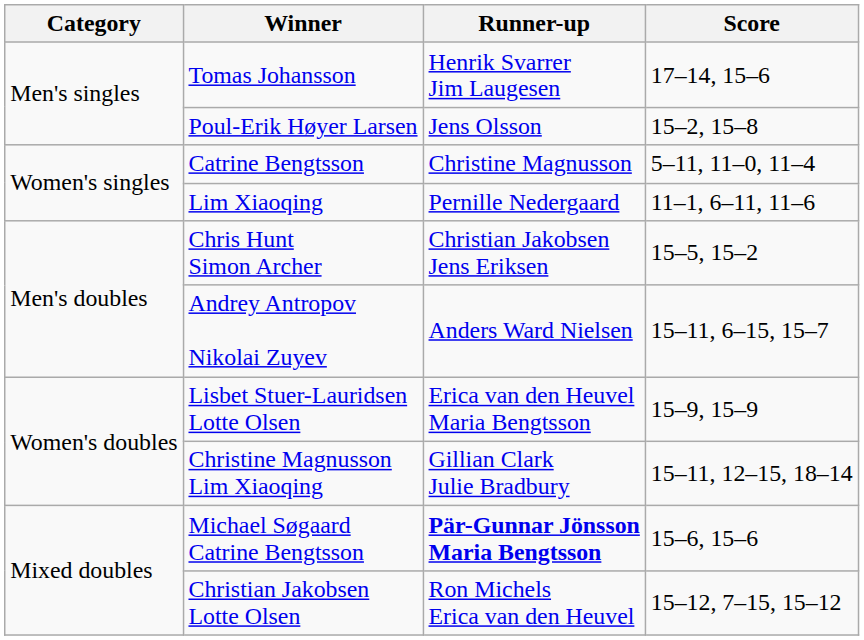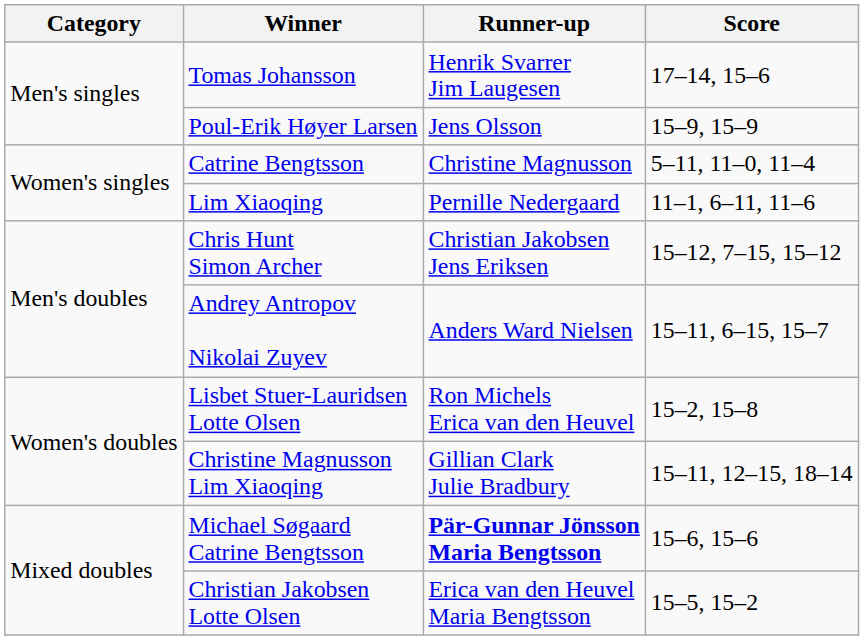(704, 125) 15–2, 15–8 -> (704, 125) 15–9, 15–9
(704, 252) 15–5, 15–2 -> (746, 252) 15–12, 7–15, 15–12
(531, 408) Erica van den Heuvel Maria Bengtsson -> (531, 408) Ron Michels Erica van den Heuvel
(704, 408) 15–9, 15–9 -> (704, 408) 15–2, 15–8
(531, 602) Ron Michels Erica van den Heuvel -> (531, 602) Erica van den Heuvel Maria Bengtsson
(746, 602) 15–12, 7–15, 15–12 -> (704, 602) 15–5, 15–2
